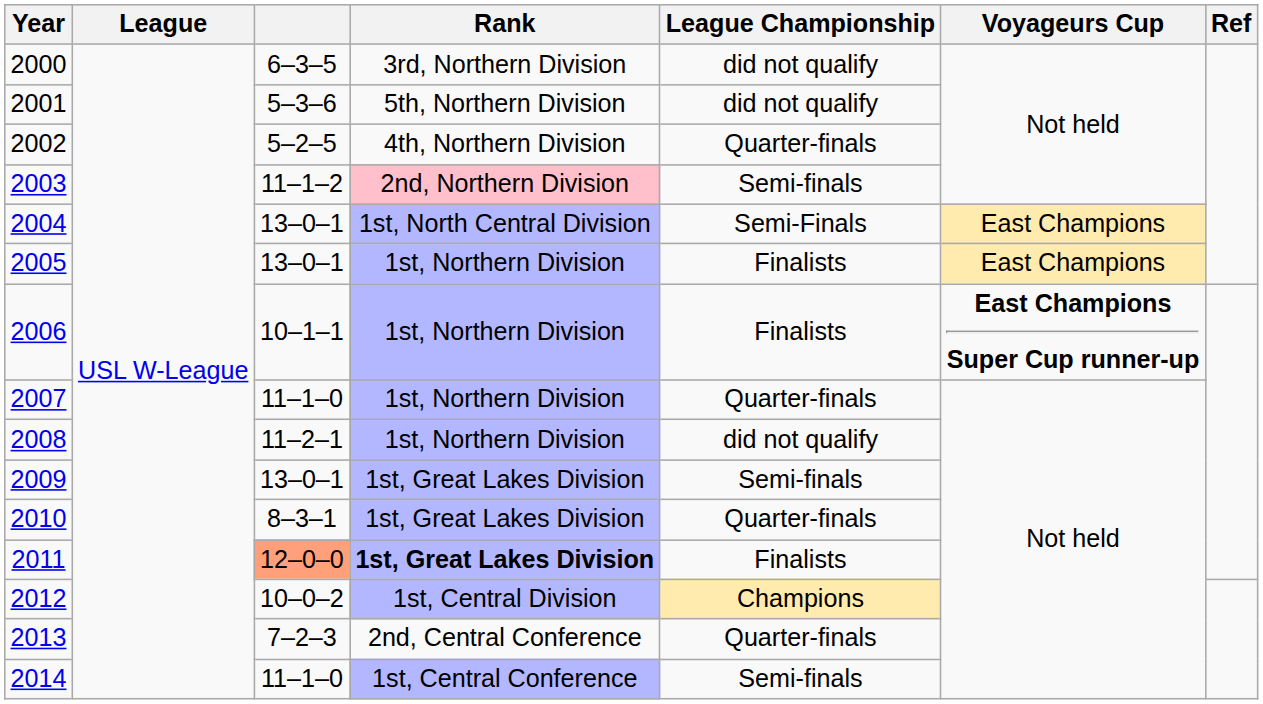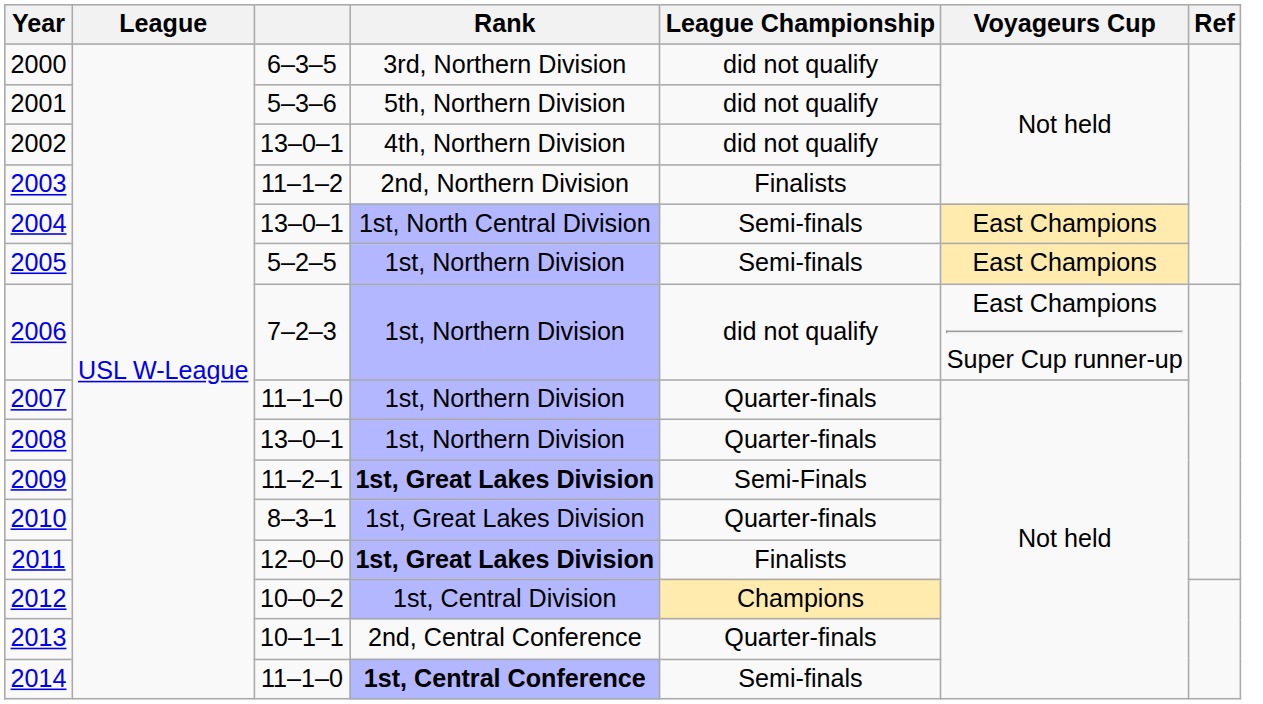(302, 143) 5–2–5 -> (302, 143) 13–0–1
(800, 143) Quarter-finals -> (800, 143) did not qualify
(505, 183) pink background -> (505, 183) no background
(800, 183) Semi-finals -> (800, 183) Finalists
(800, 223) Semi-Finals -> (800, 223) Semi-finals
(302, 263) 13–0–1 -> (302, 263) 5–2–5
(800, 263) Finalists -> (800, 263) Semi-finals
(302, 331) 10–1–1 -> (302, 331) 7–2–3
(800, 331) Finalists -> (800, 331) did not qualify
(1073, 332) bold -> (1065, 332) normal
(302, 439) 11–2–1 -> (302, 439) 13–0–1
(800, 439) did not qualify -> (800, 439) Quarter-finals
(302, 479) 13–0–1 -> (302, 479) 11–2–1
(505, 479) normal -> (505, 479) bold
(800, 479) Semi-finals -> (800, 479) Semi-Finals
(302, 559) lightsalmon background -> (302, 559) no background
(302, 638) 7–2–3 -> (302, 638) 10–1–1
(505, 678) normal -> (505, 678) bold
